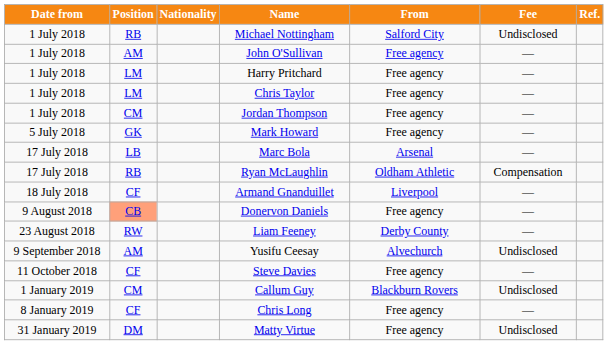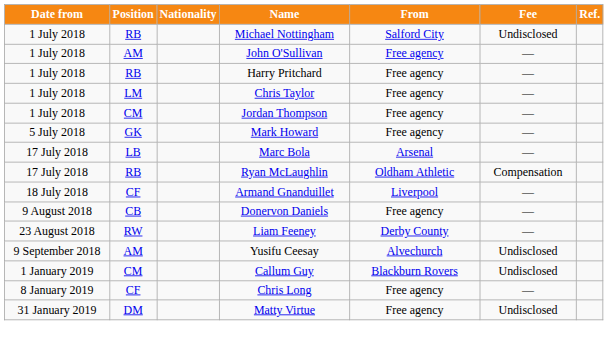(133, 73) LM -> (133, 73) RB
(133, 211) lightsalmon background -> (133, 211) no background
- row: (284, 271)
